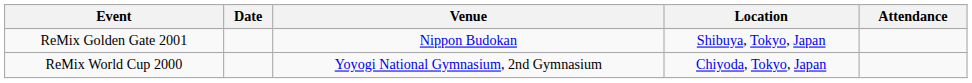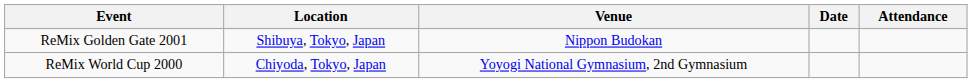columns swapped: (248, 16) <-> (761, 16)
